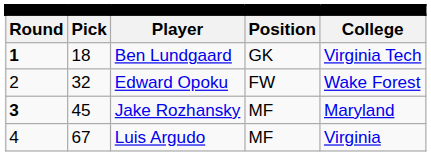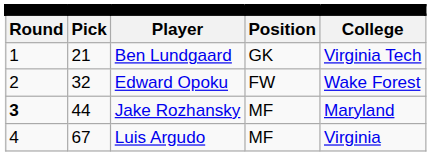(14, 56) bold -> (14, 56) normal
(81, 56) 18 -> (81, 56) 21
(81, 110) 45 -> (81, 110) 44
